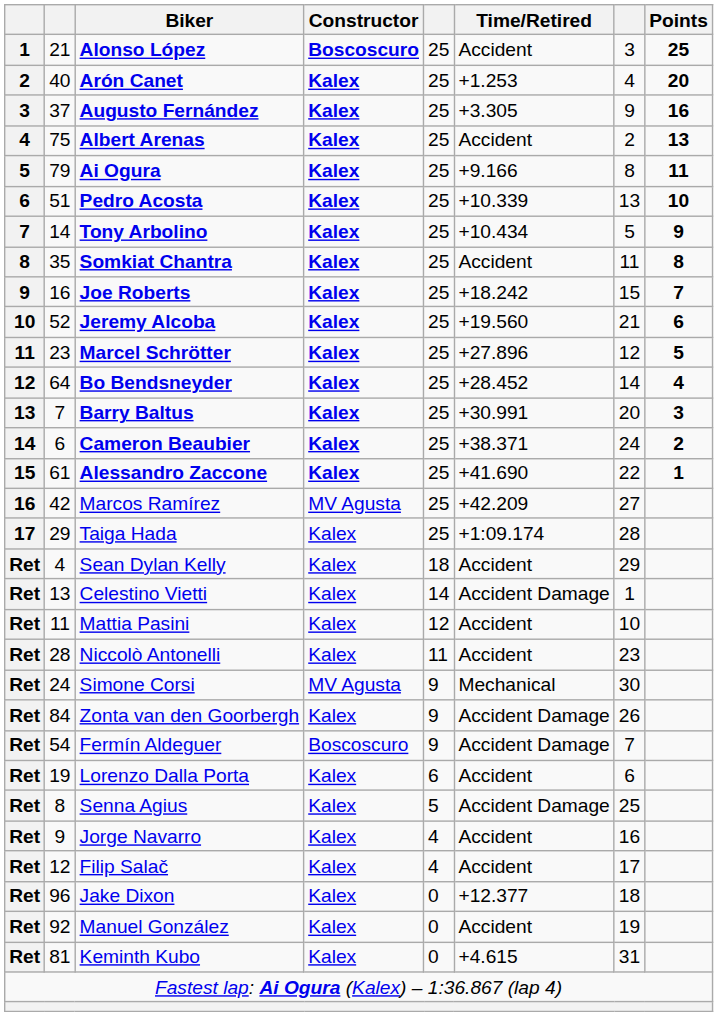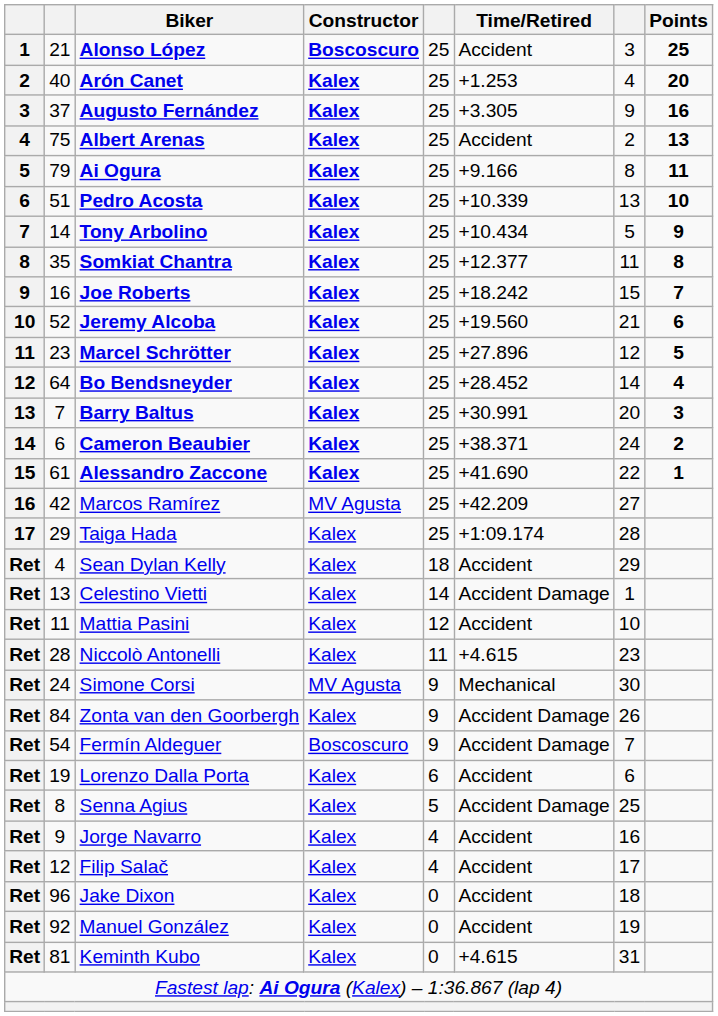(495, 261) Accident -> (493, 261) +12.377
(495, 654) Accident -> (488, 654) +4.615
(493, 896) +12.377 -> (495, 896) Accident
